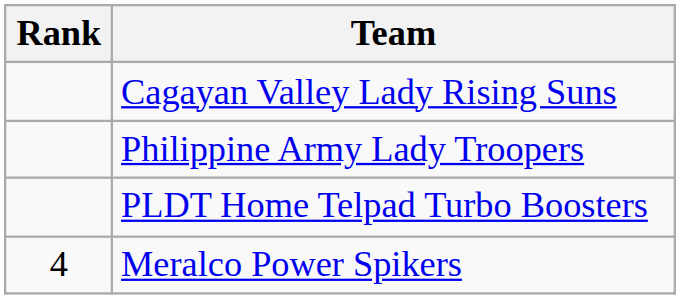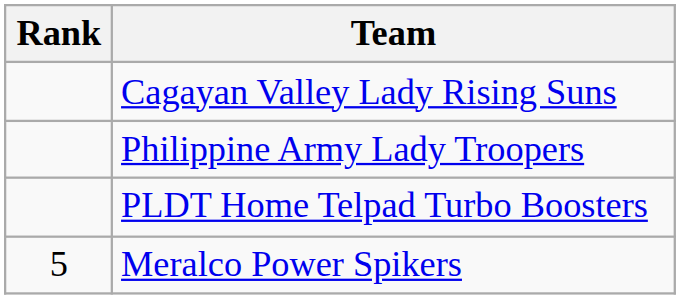(59, 263) 4 -> (59, 263) 5
